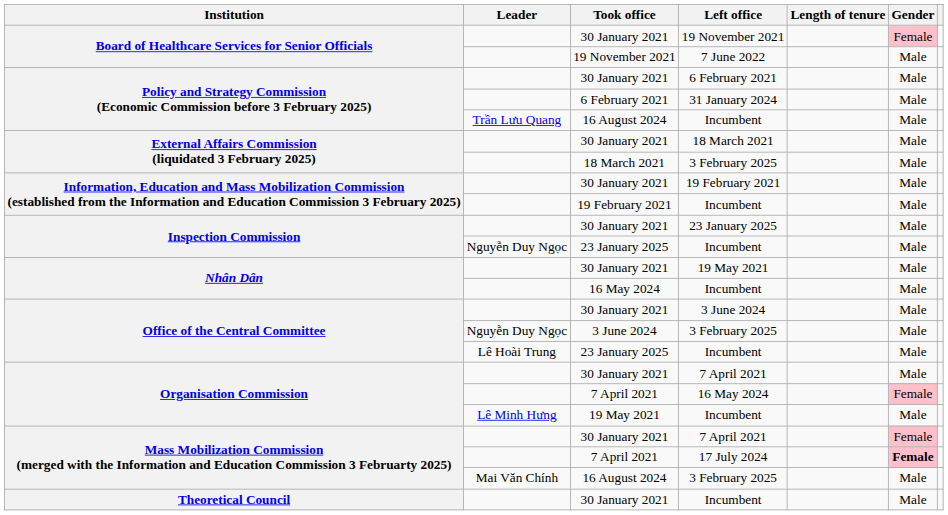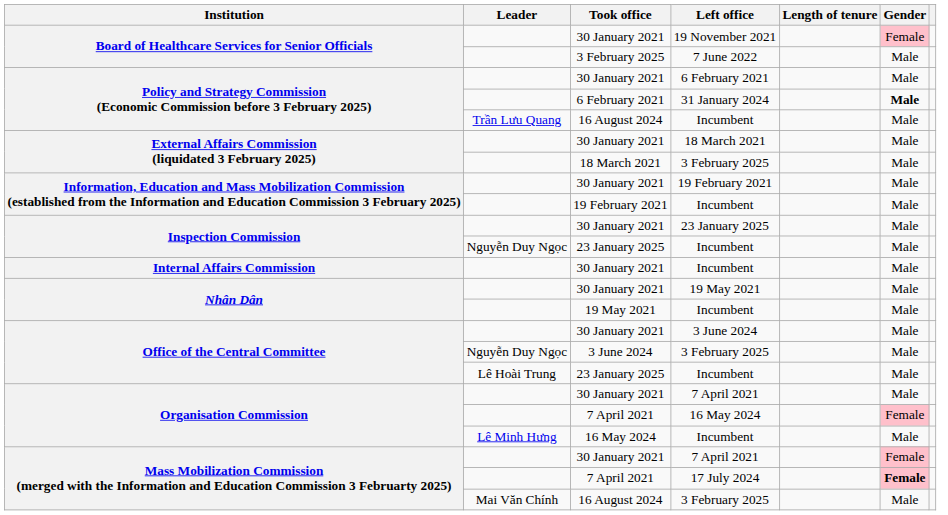(624, 57) 19 November 2021 -> (620, 57) 3 February 2025
(913, 99) normal -> (905, 99) bold
+ row: (234, 267)
(624, 288) 16 May 2024 -> (620, 309) 19 May 2021
(624, 415) 19 May 2021 -> (620, 436) 16 May 2024
- row: (234, 499)
